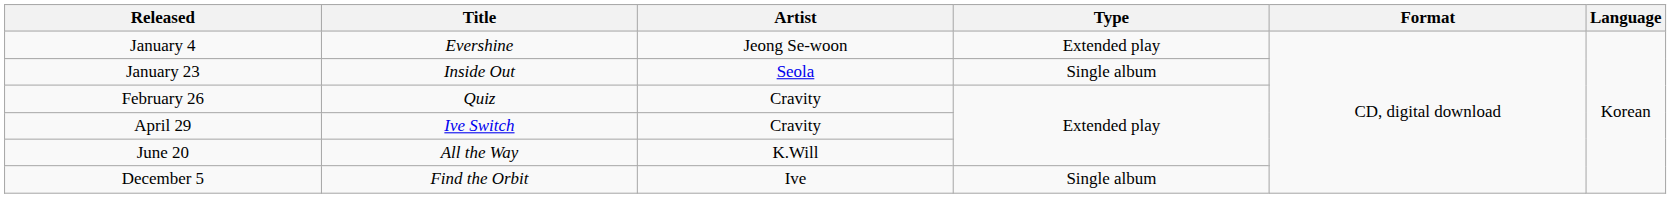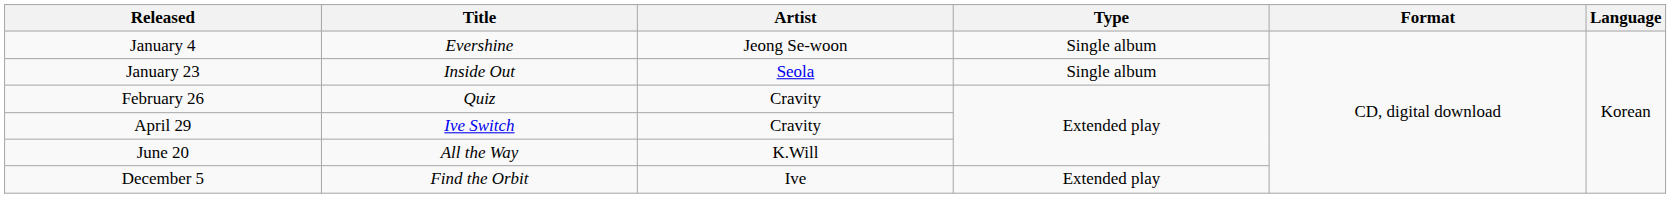(1111, 44) Extended play -> (1111, 44) Single album
(1111, 179) Single album -> (1111, 179) Extended play
